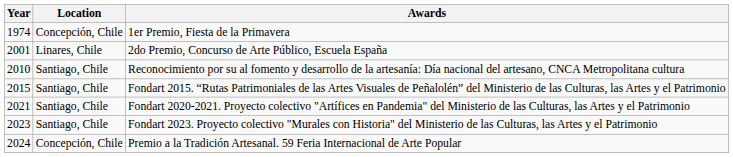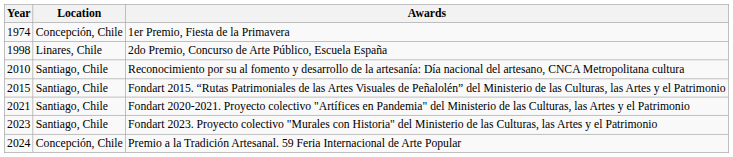(19, 50) 2001 -> (19, 50) 1998
